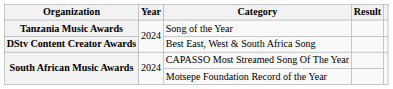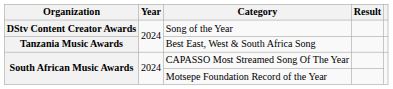(71, 28) Tanzania Music Awards -> (71, 28) DStv Content Creator Awards
(71, 44) DStv Content Creator Awards -> (71, 44) Tanzania Music Awards
